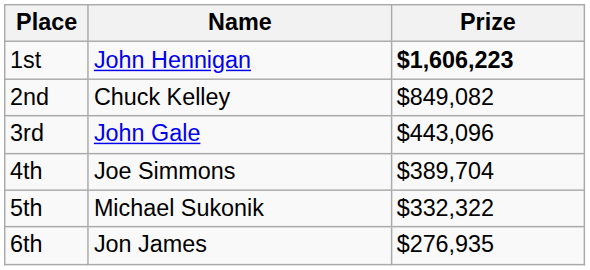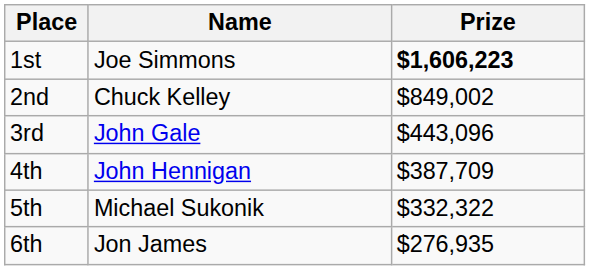(172, 60) John Hennigan -> (165, 60) Joe Simmons
(445, 97) $849,082 -> (445, 97) $849,002
(165, 171) Joe Simmons -> (172, 171) John Hennigan
(445, 171) $389,704 -> (445, 171) $387,709
